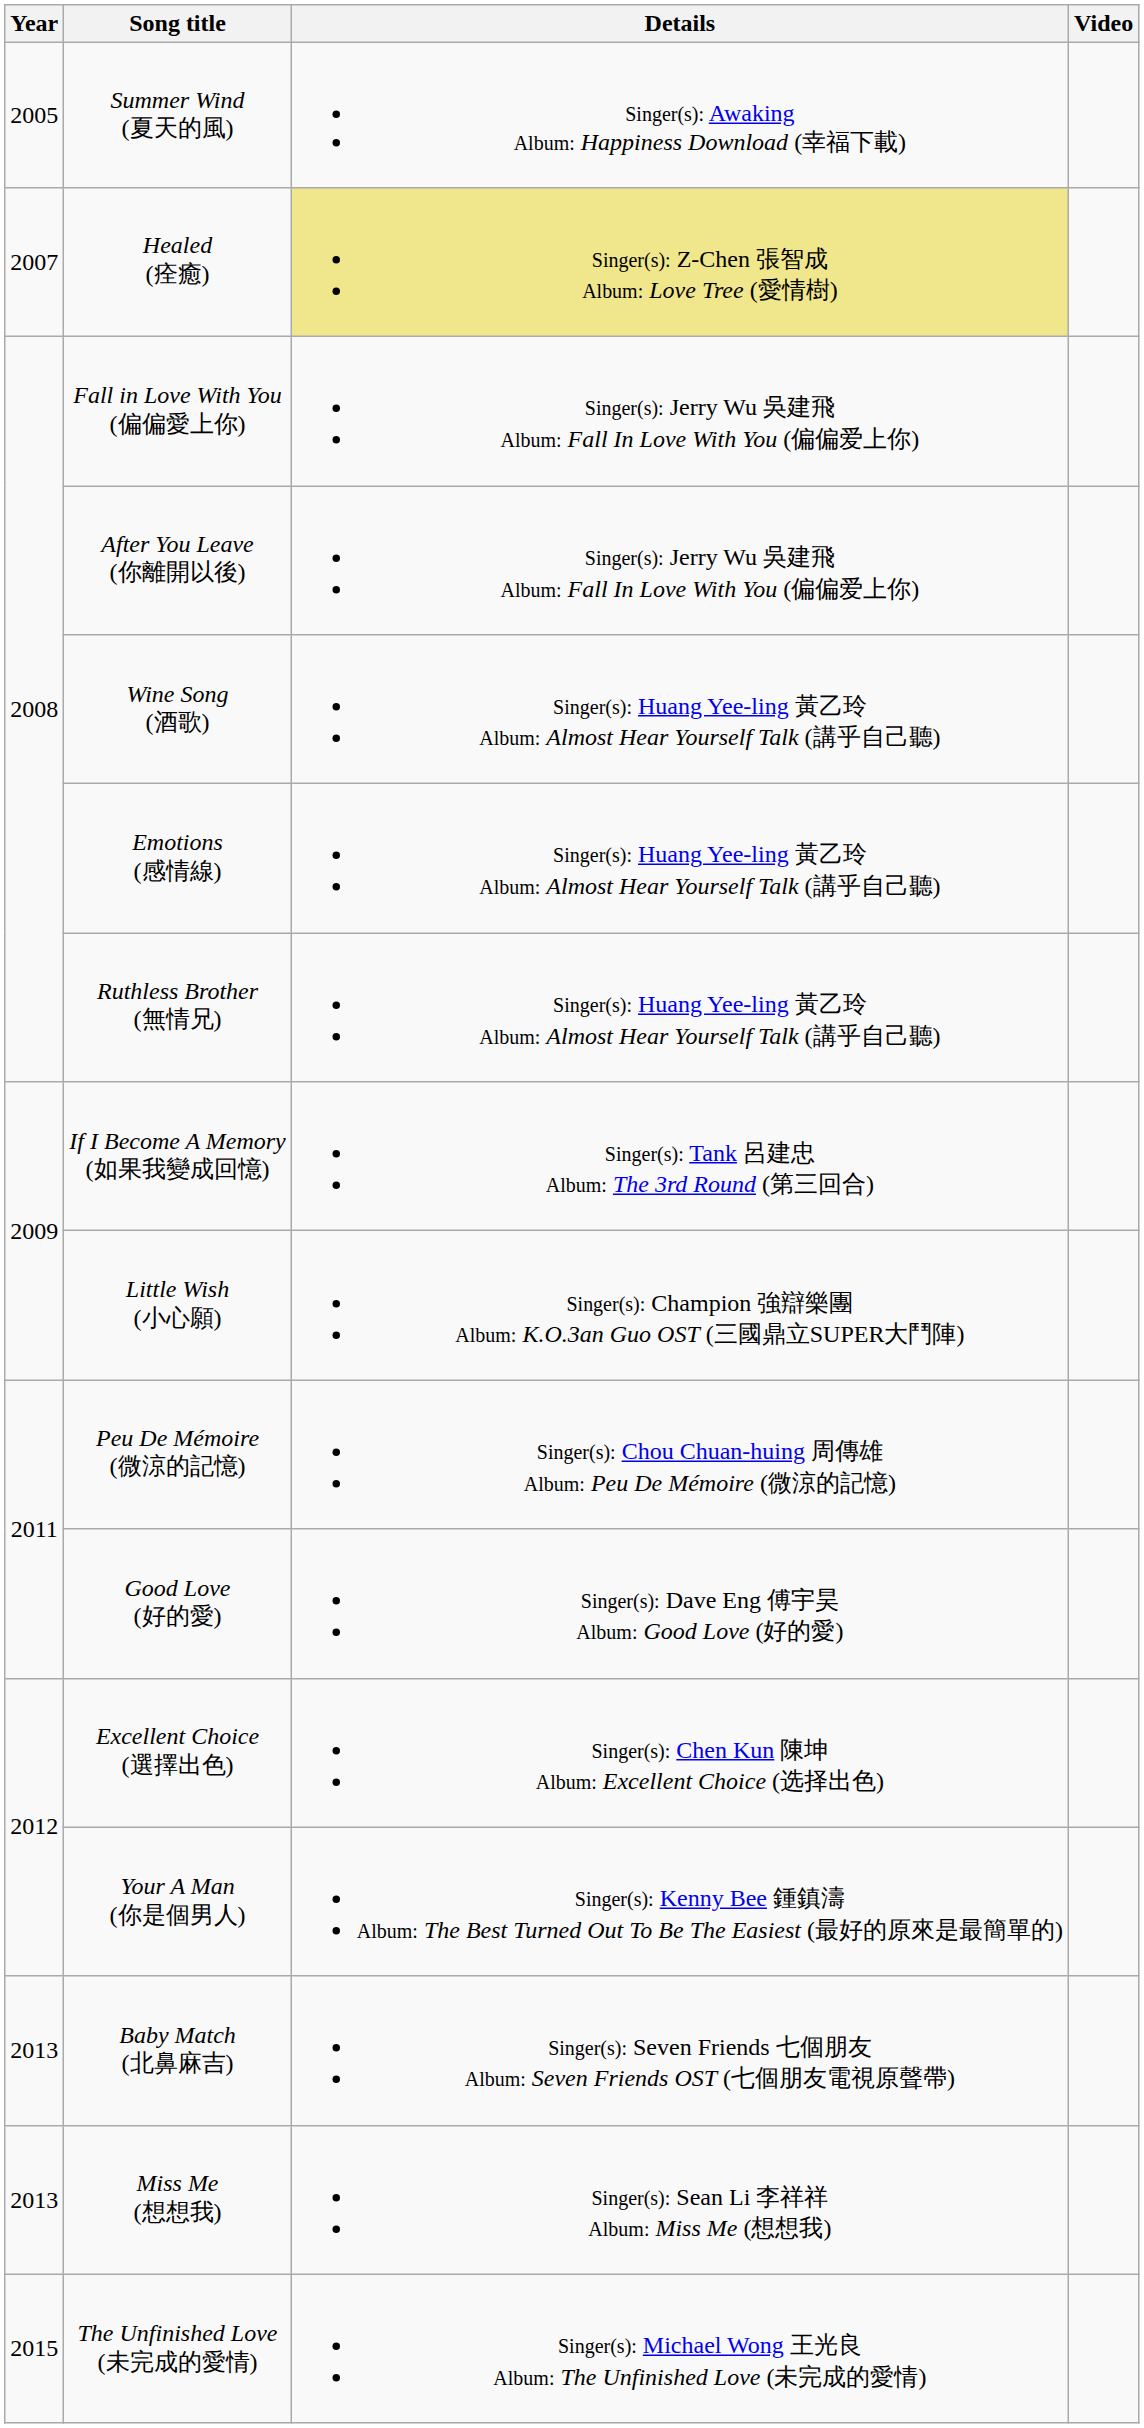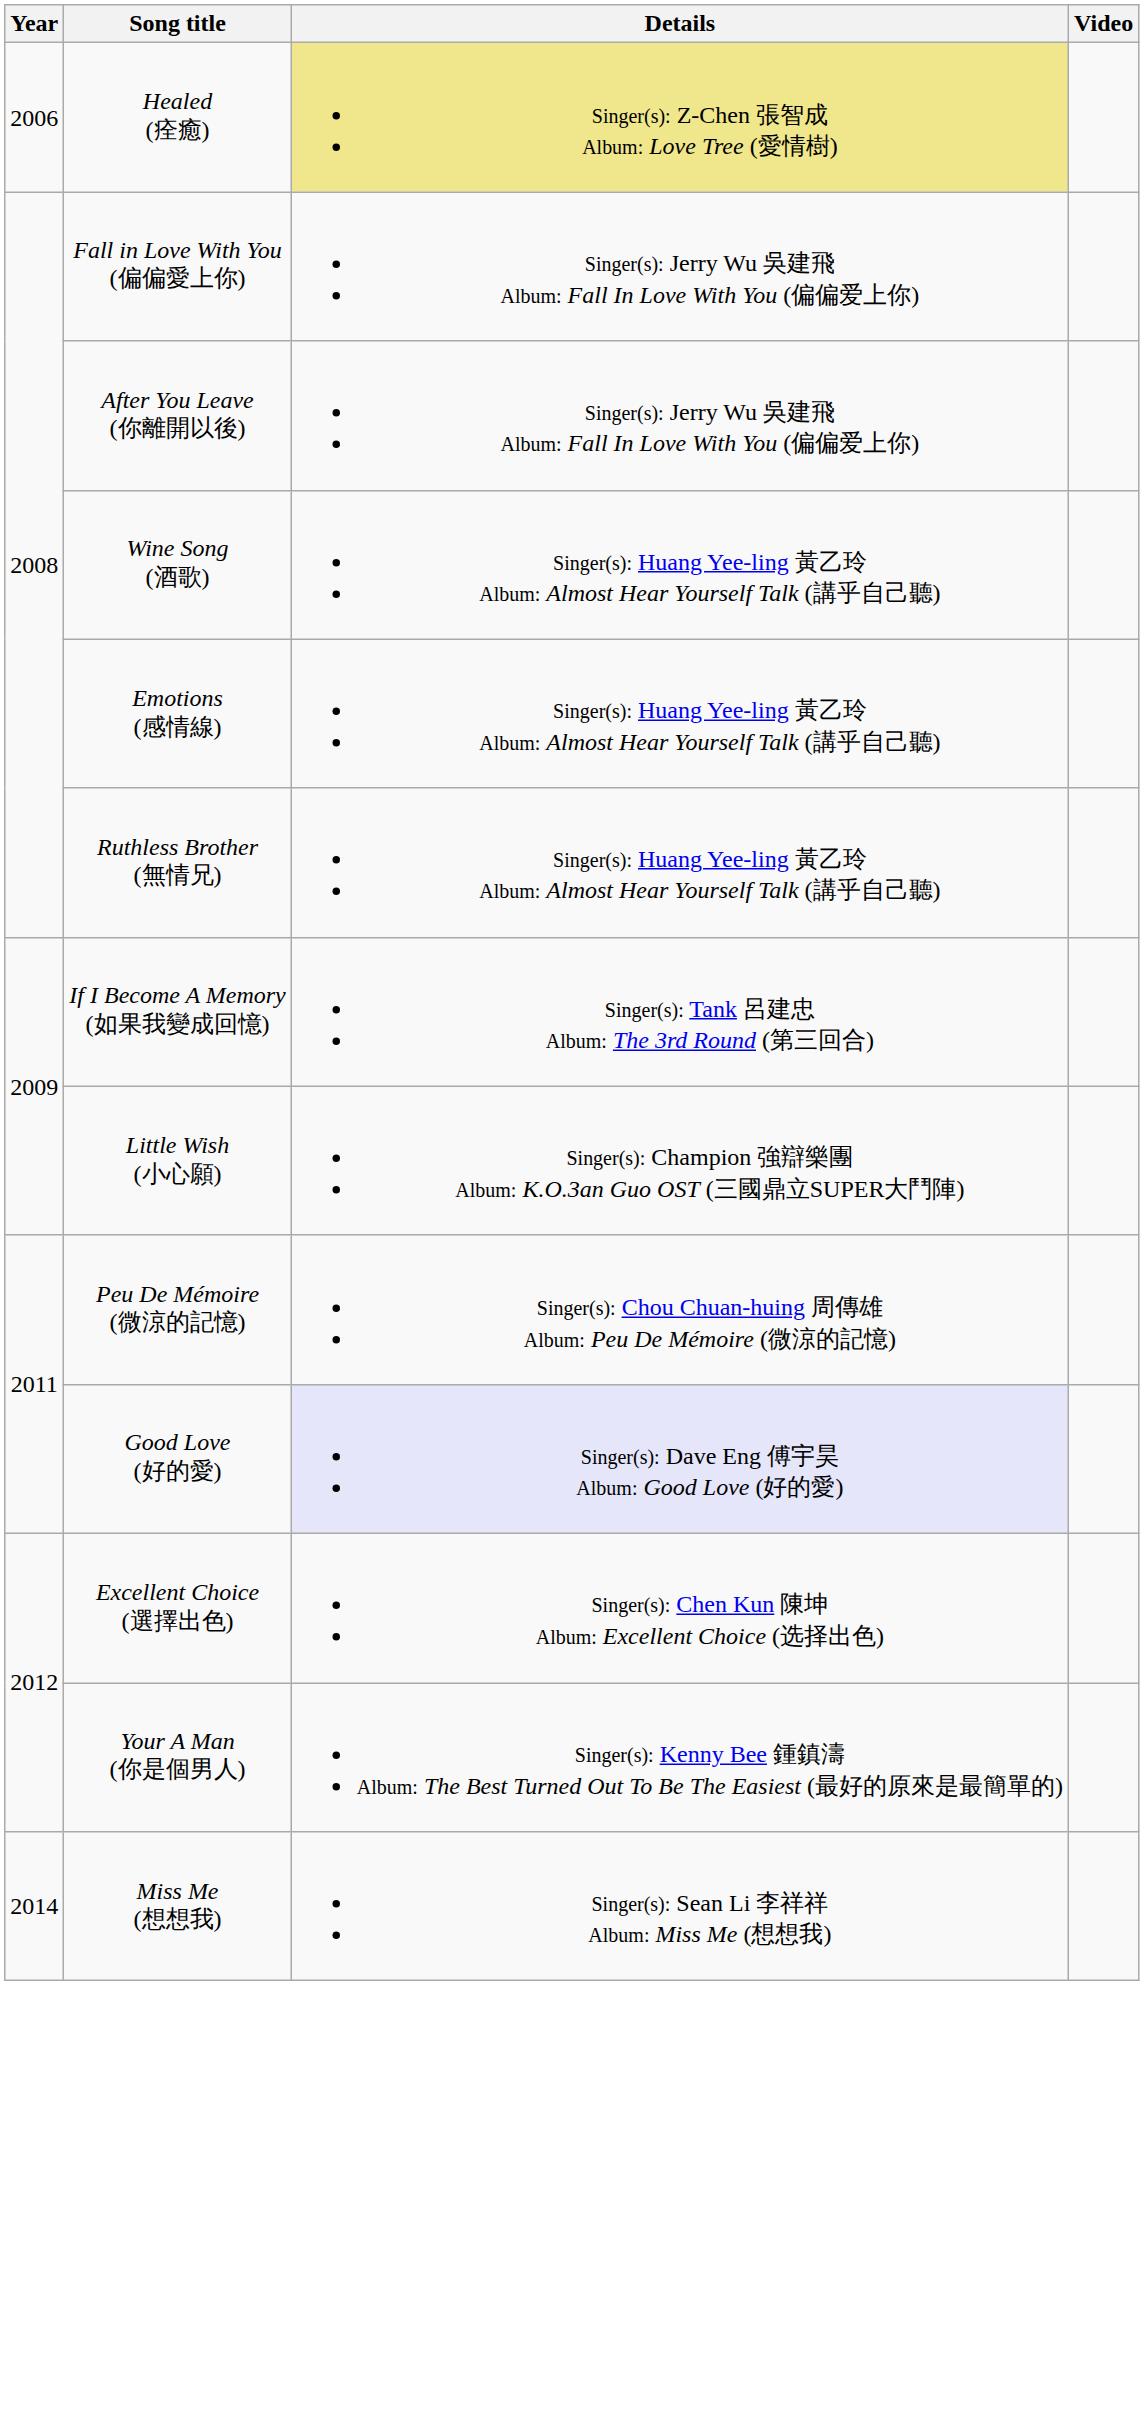- row: (178, 113)
(34, 261) 2007 -> (34, 117) 2006
(680, 1617) no background -> (680, 1472) lavender background
- row: (178, 2048)
(34, 2199) 2013 -> (34, 1905) 2014
- row: (178, 2347)
